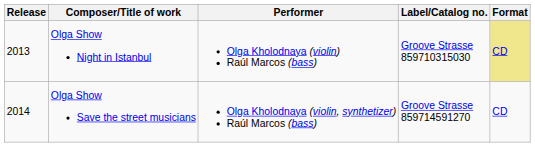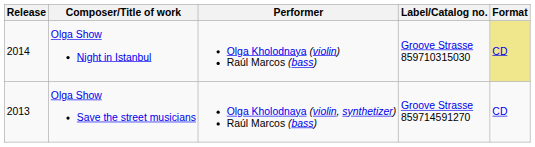(18, 51) 2013 -> (18, 51) 2014
(18, 112) 2014 -> (18, 112) 2013
